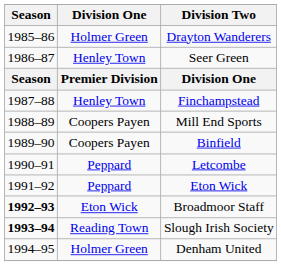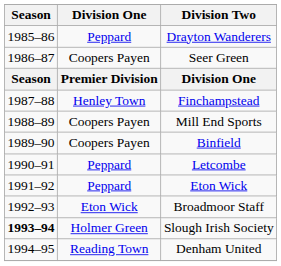(109, 36) Holmer Green -> (109, 36) Peppard
(109, 57) Henley Town -> (109, 57) Coopers Payen
(31, 206) bold -> (31, 206) normal
(109, 228) Reading Town -> (109, 228) Holmer Green
(109, 249) Holmer Green -> (109, 249) Reading Town
